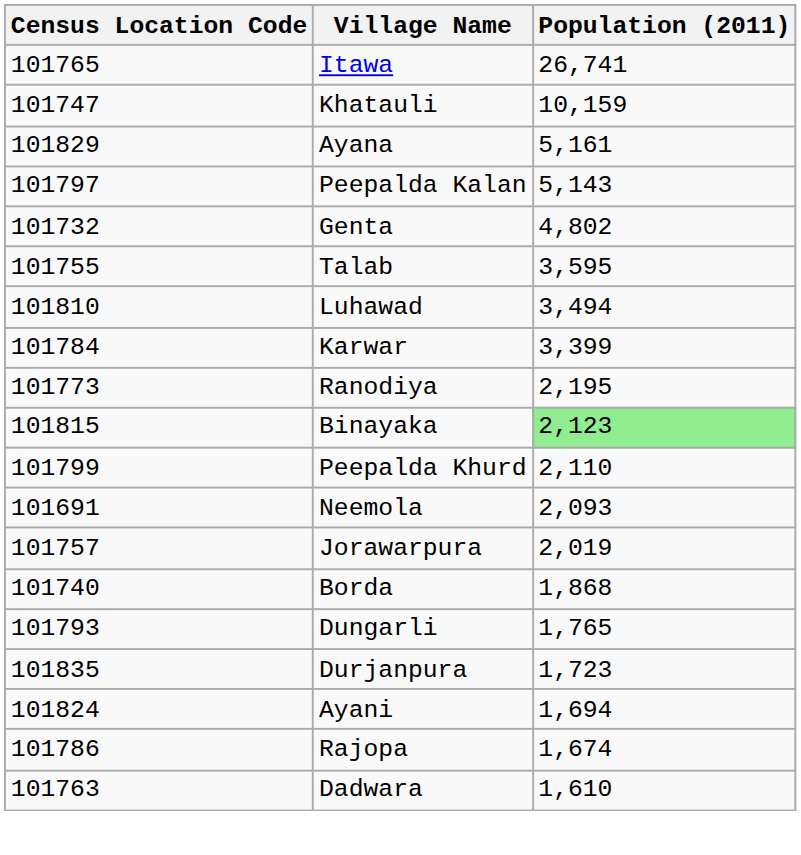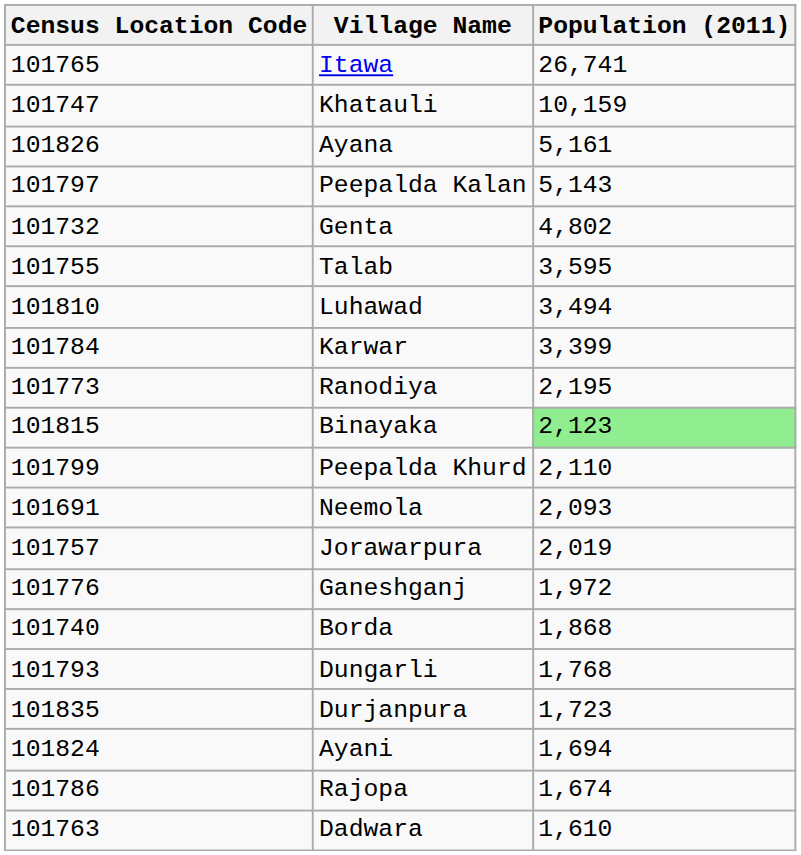(55, 146) 101829 -> (55, 146) 101826
+ row: (393, 589)
(575, 629) 1,765 -> (575, 669) 1,768
